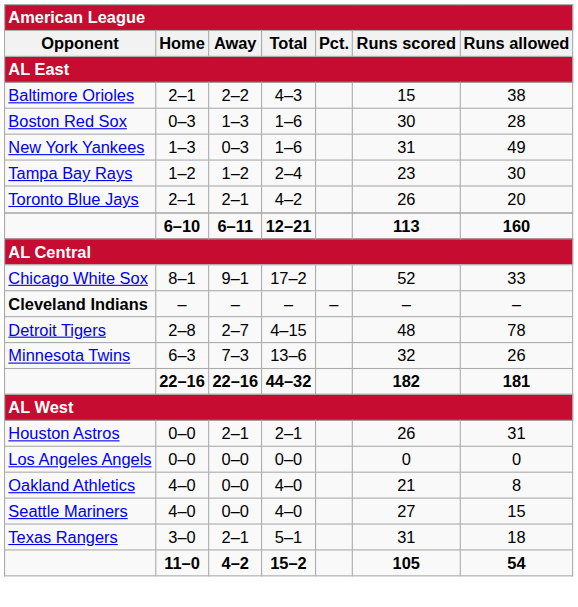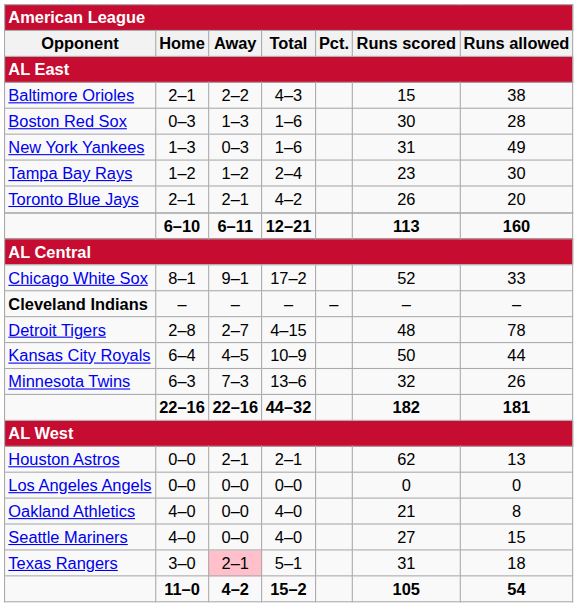+ row: (79, 356)
(406, 434) 26 -> (406, 460) 62
(516, 434) 31 -> (516, 460) 13
(235, 537) no background -> (235, 563) pink background
